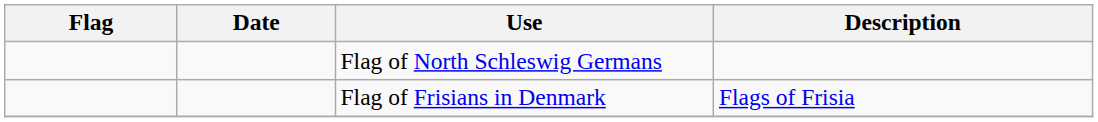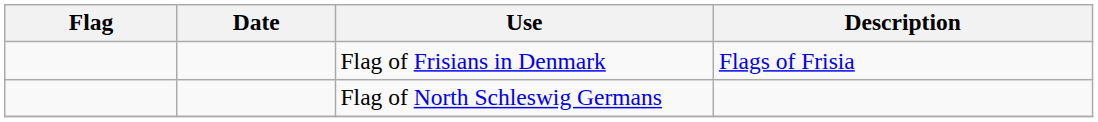rows swapped: (473, 97) <-> (501, 60)
